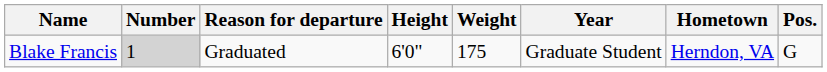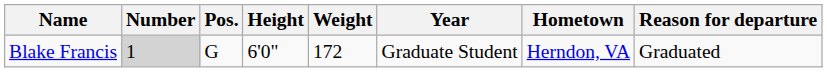columns swapped: (800, 19) <-> (293, 19)
(472, 50) 175 -> (328, 50) 172
